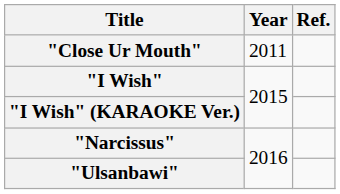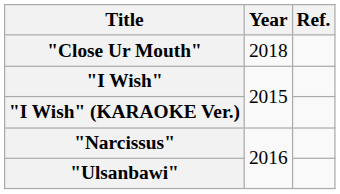(268, 50) 2011 -> (268, 50) 2018
